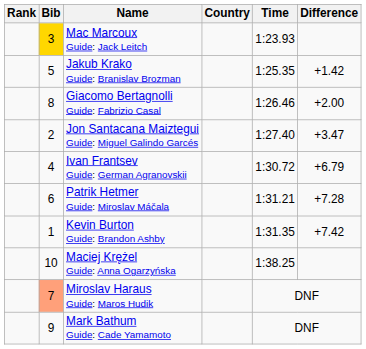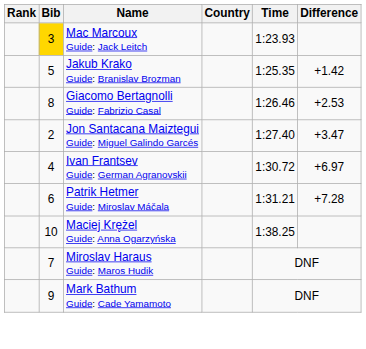(329, 103) +2.00 -> (329, 103) +2.53
(329, 167) +6.79 -> (329, 167) +6.97
- row: (115, 231)
(51, 296) lightsalmon background -> (51, 264) no background
